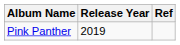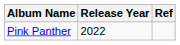(93, 31) 2019 -> (93, 31) 2022
